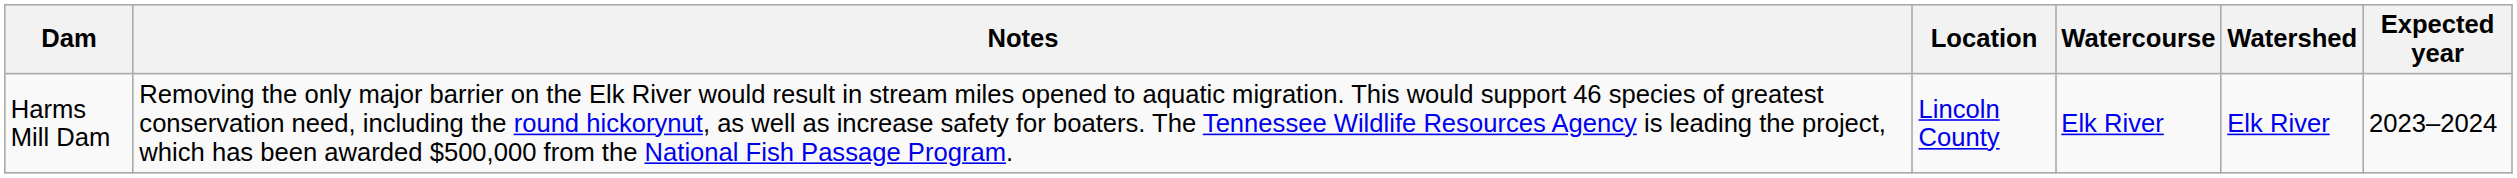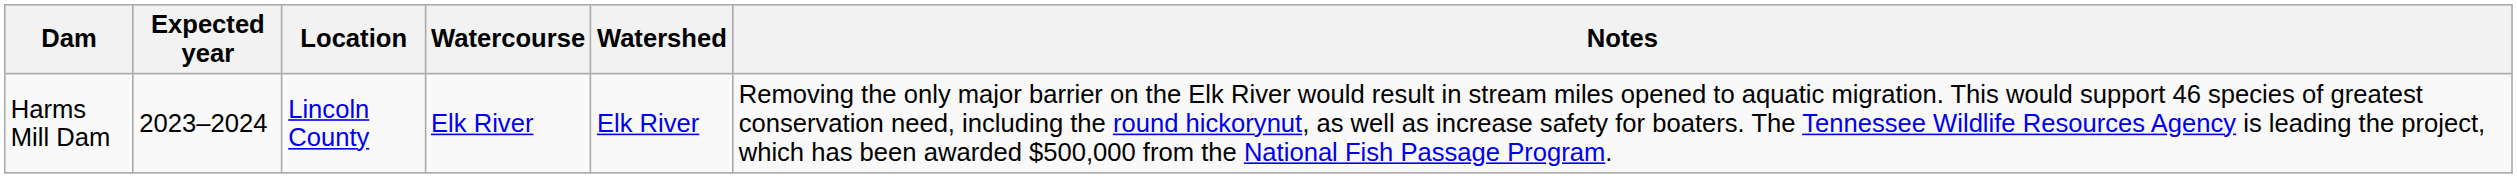columns swapped: (2438, 39) <-> (1023, 39)
